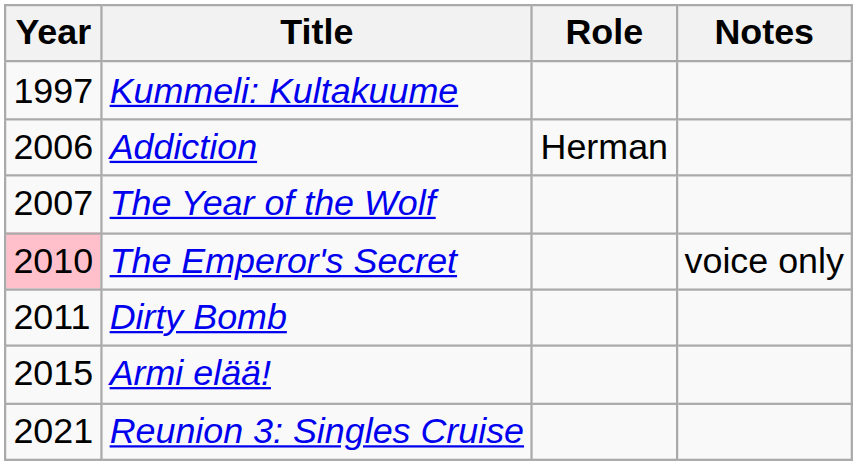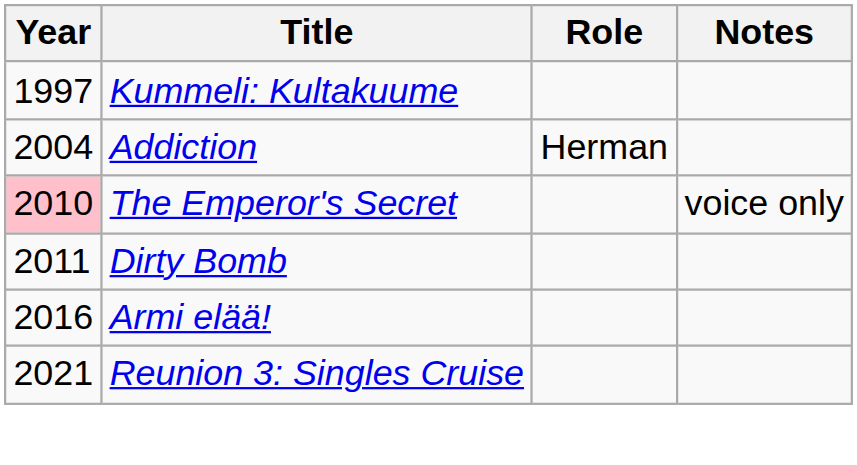(53, 146) 2006 -> (53, 146) 2004
- row: (273, 203)
(53, 373) 2015 -> (53, 317) 2016
